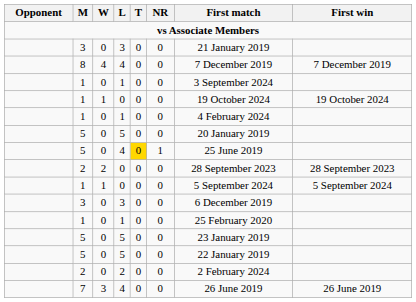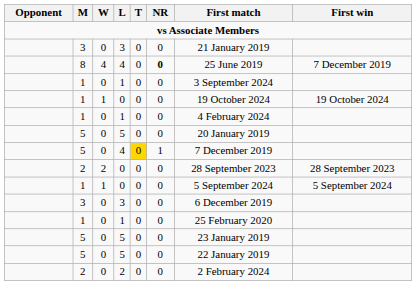(160, 64) normal -> (160, 64) bold
(233, 64) 7 December 2019 -> (233, 64) 25 June 2019
(233, 151) 25 June 2019 -> (233, 151) 7 December 2019
- row: (83, 289)
